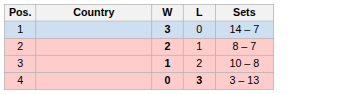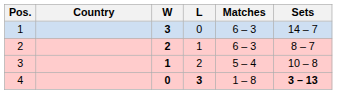+ column: (244, 13)
(244, 81) normal -> (303, 81) bold
